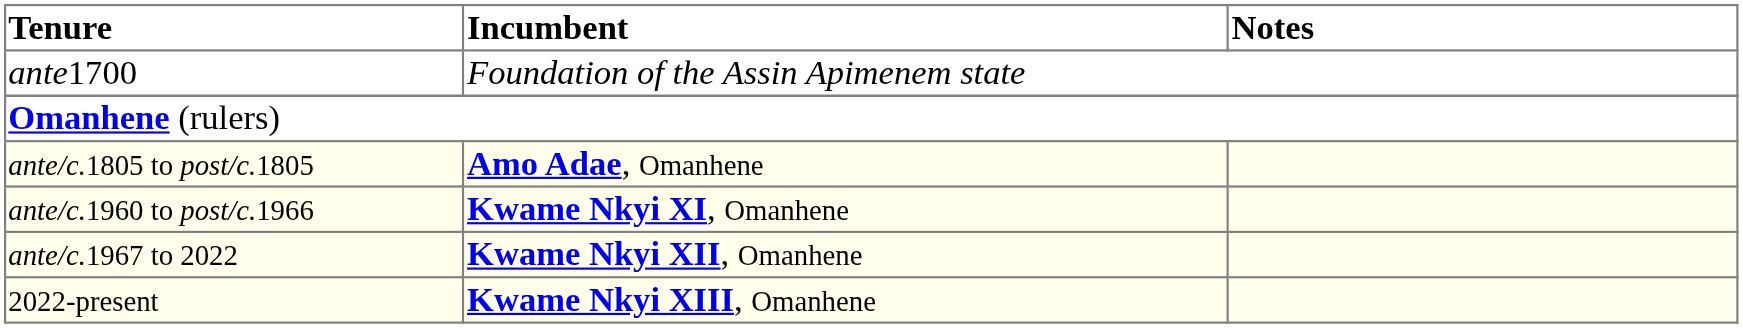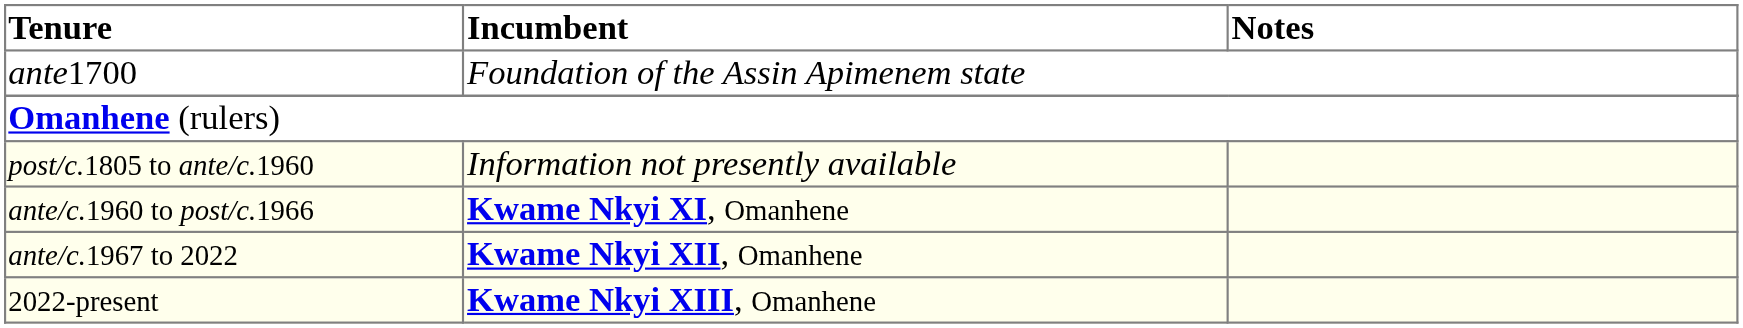- row: (161, 165)
+ row: (161, 165)
